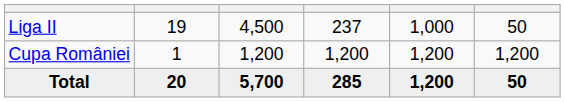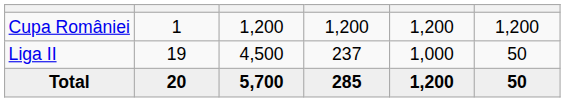rows swapped: (33, 26) <-> (69, 54)
